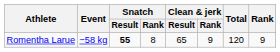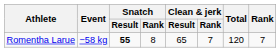(210, 40) 9 -> (210, 40) 7
(262, 40) 9 -> (262, 40) 7
